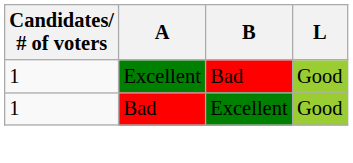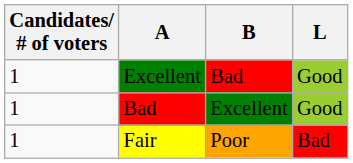+ row: (140, 141)
